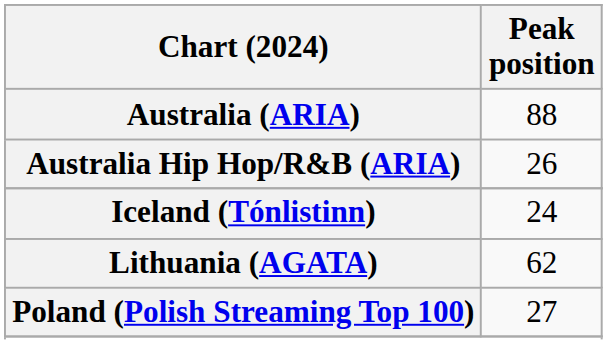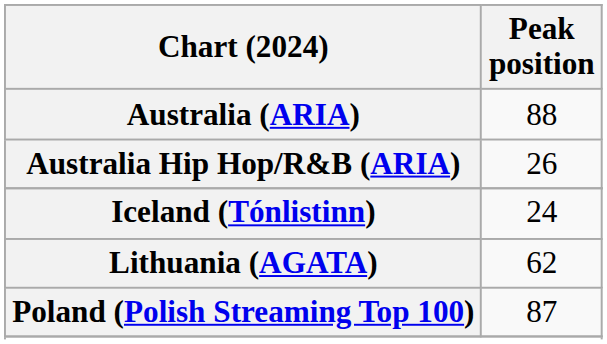(542, 311) 27 -> (542, 311) 87
